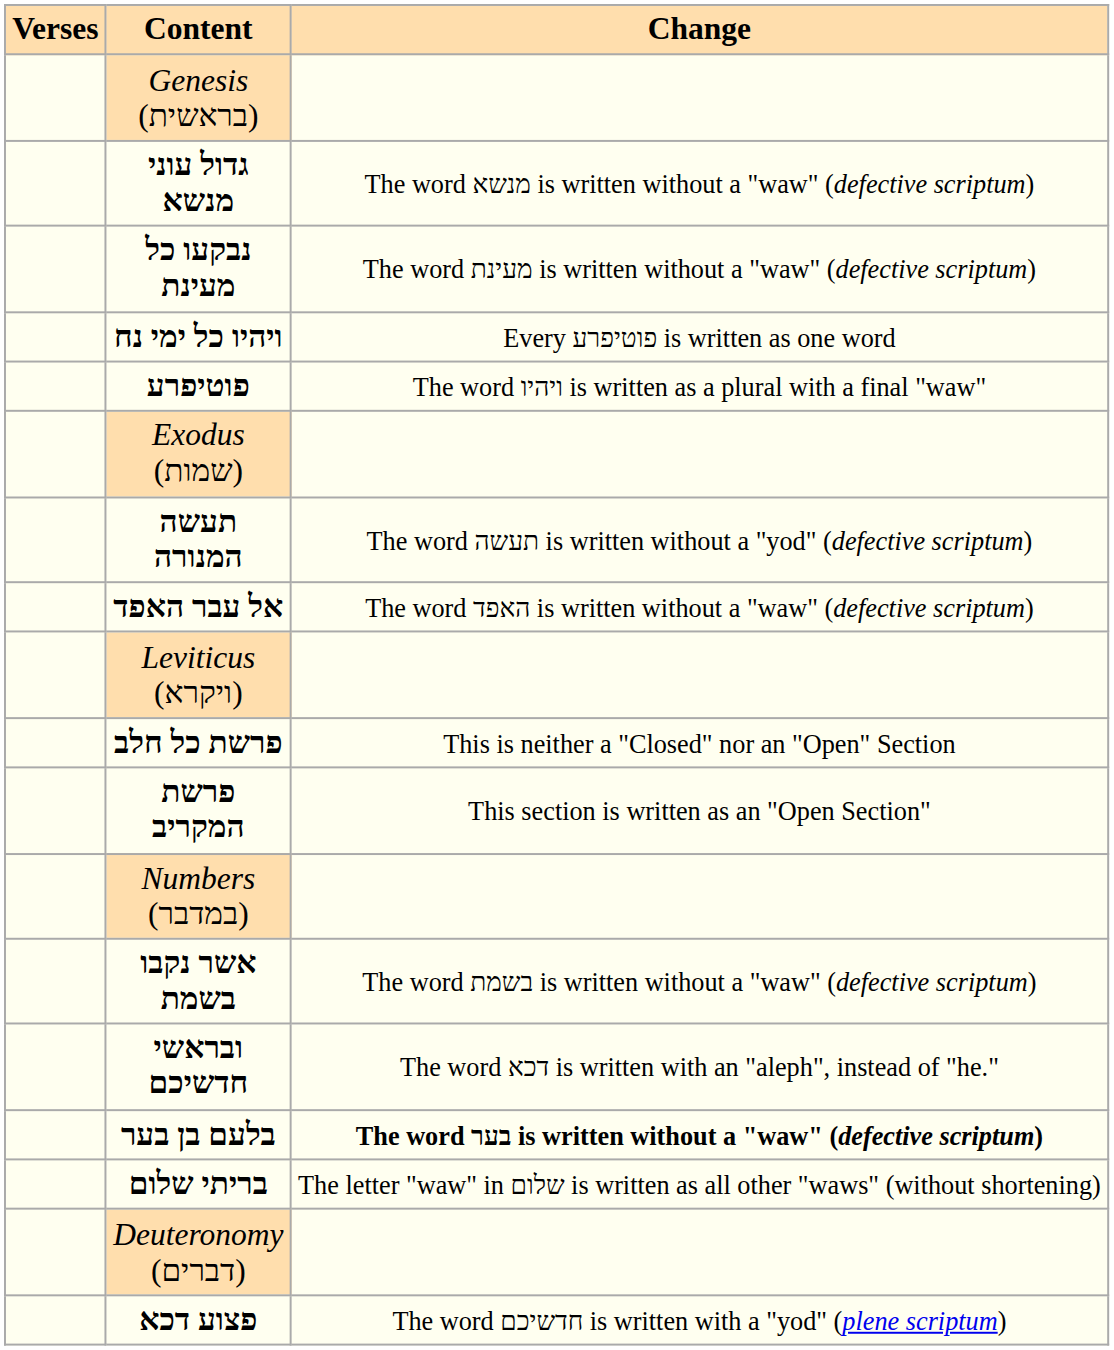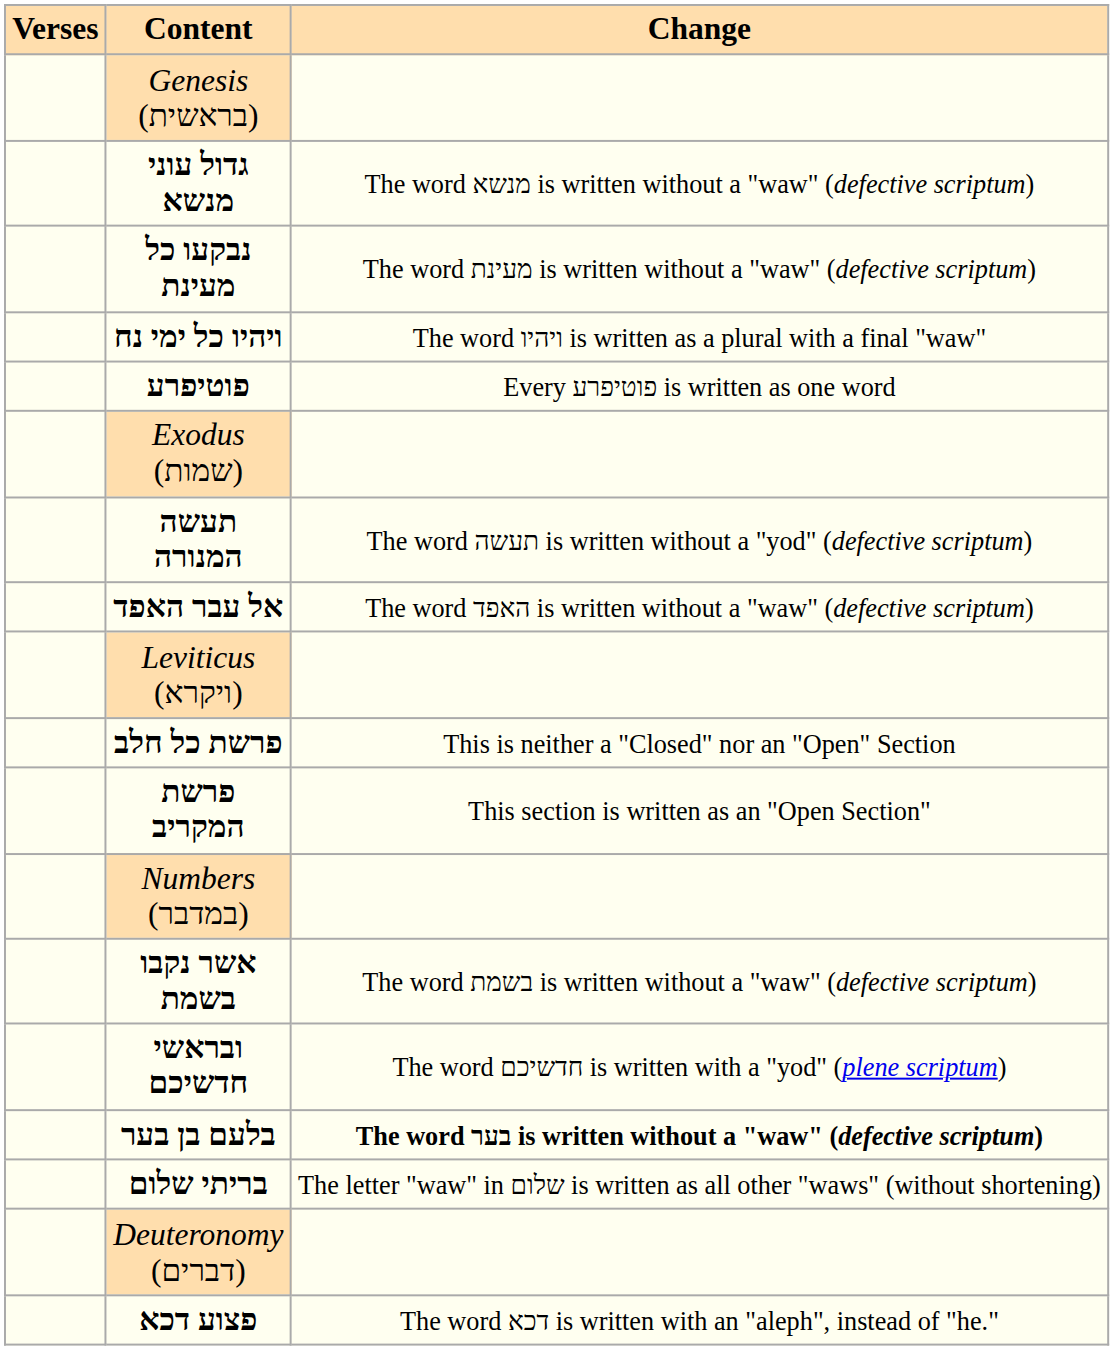(699, 337) Every פוטיפרע is written as one word -> (699, 337) The word ויהיו is written as a plural with a final "waw"
(699, 387) The word ויהיו is written as a plural with a final "waw" -> (699, 387) Every פוטיפרע is written as one word
(699, 1068) The word דכא is written with an "aleph", instead of "he." -> (699, 1068) The word חדשיכם is written with a "yod" (plene scriptum)
(699, 1321) The word חדשיכם is written with a "yod" (plene scriptum) -> (699, 1321) The word דכא is written with an "aleph", instead of "he."
